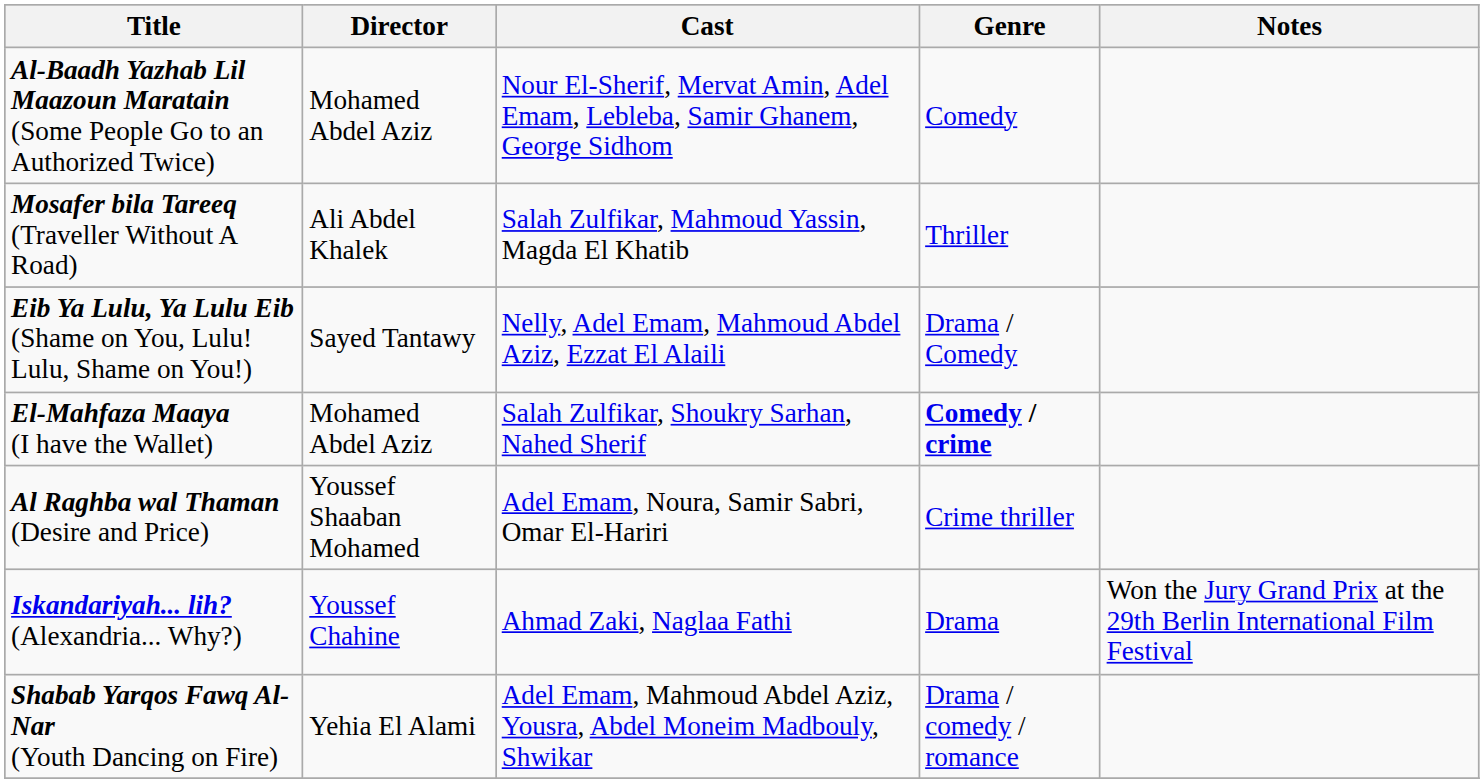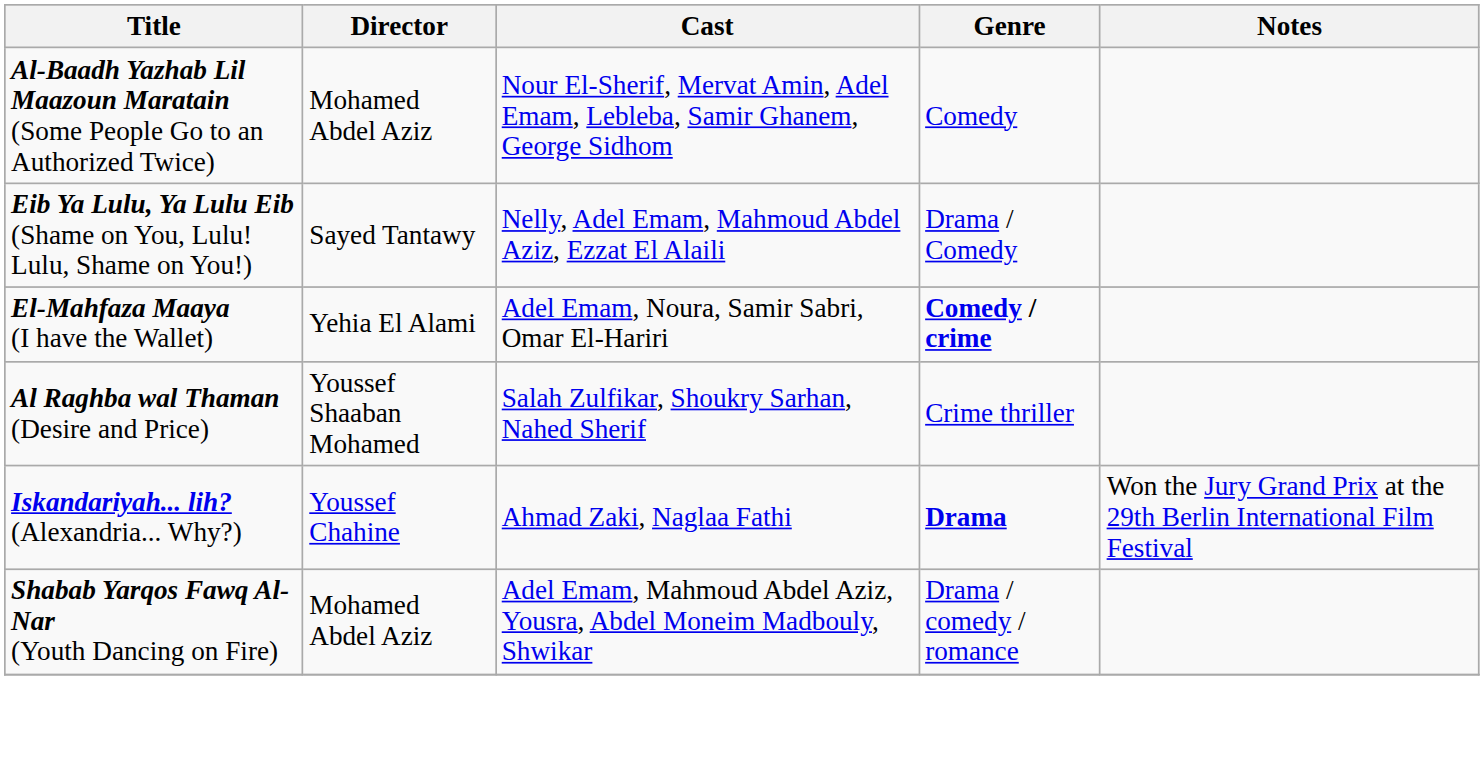- row: (125, 234)
(371, 428) Mohamed Abdel Aziz -> (393, 323) Yehia El Alami
(677, 428) Salah Zulfikar, Shoukry Sarhan, Nahed Sherif -> (683, 323) Adel Emam, Noura, Samir Sabri, Omar El-Hariri
(683, 517) Adel Emam, Noura, Samir Sabri, Omar El-Hariri -> (677, 412) Salah Zulfikar, Shoukry Sarhan, Nahed Sherif
(962, 621) normal -> (966, 517) bold
(393, 725) Yehia El Alami -> (371, 621) Mohamed Abdel Aziz
